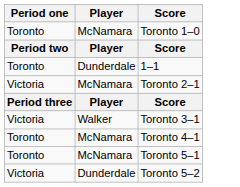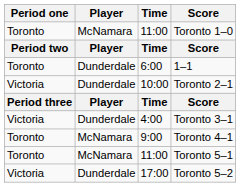+ column: (155, 13)
(105, 84) McNamara -> (106, 84) Dunderdale
(95, 119) Walker -> (106, 119) Dunderdale
